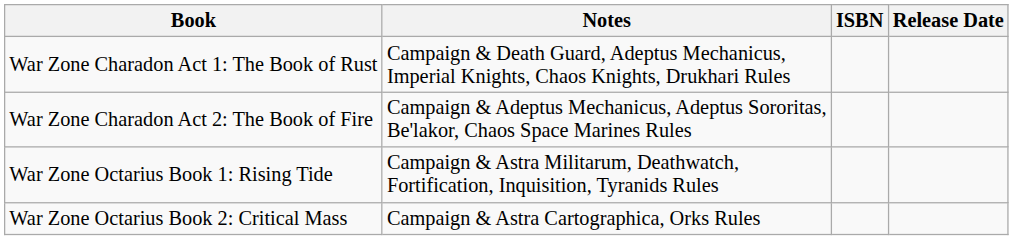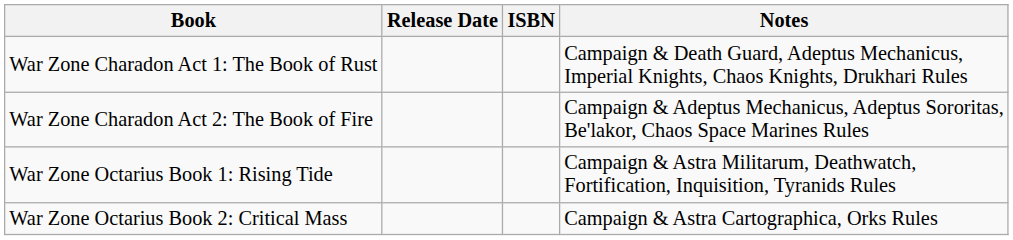columns swapped: (607, 20) <-> (948, 20)
